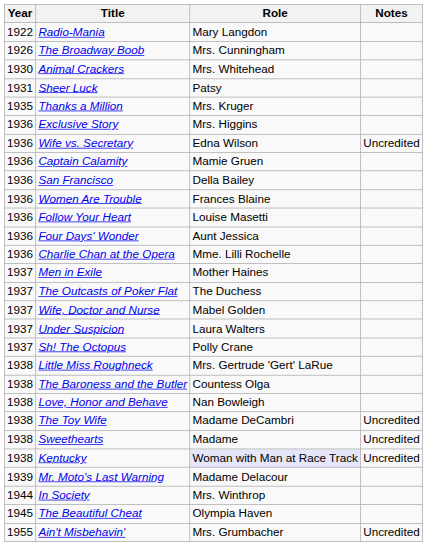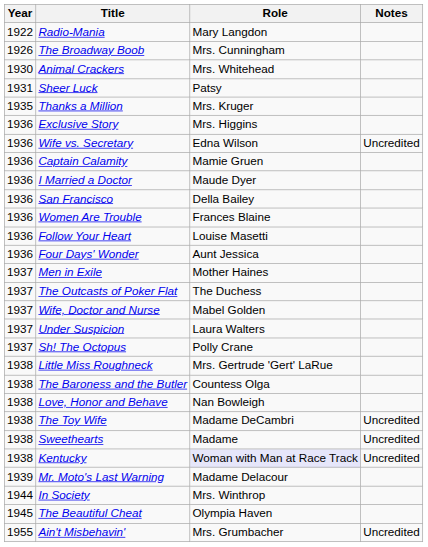+ row: (85, 180)
- row: (107, 254)
